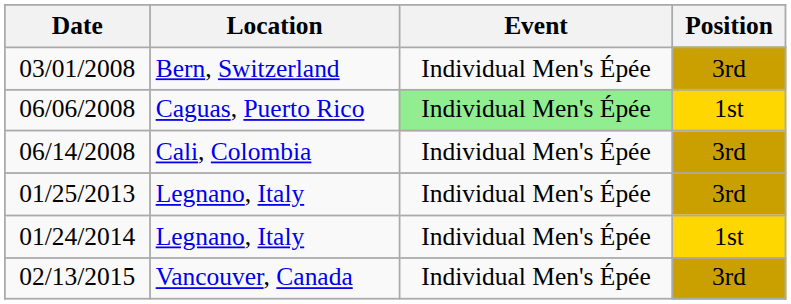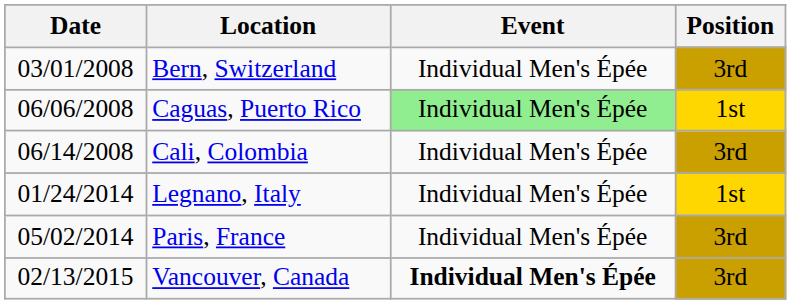- row: (77, 194)
+ row: (76, 236)
(536, 278) normal -> (533, 278) bold
